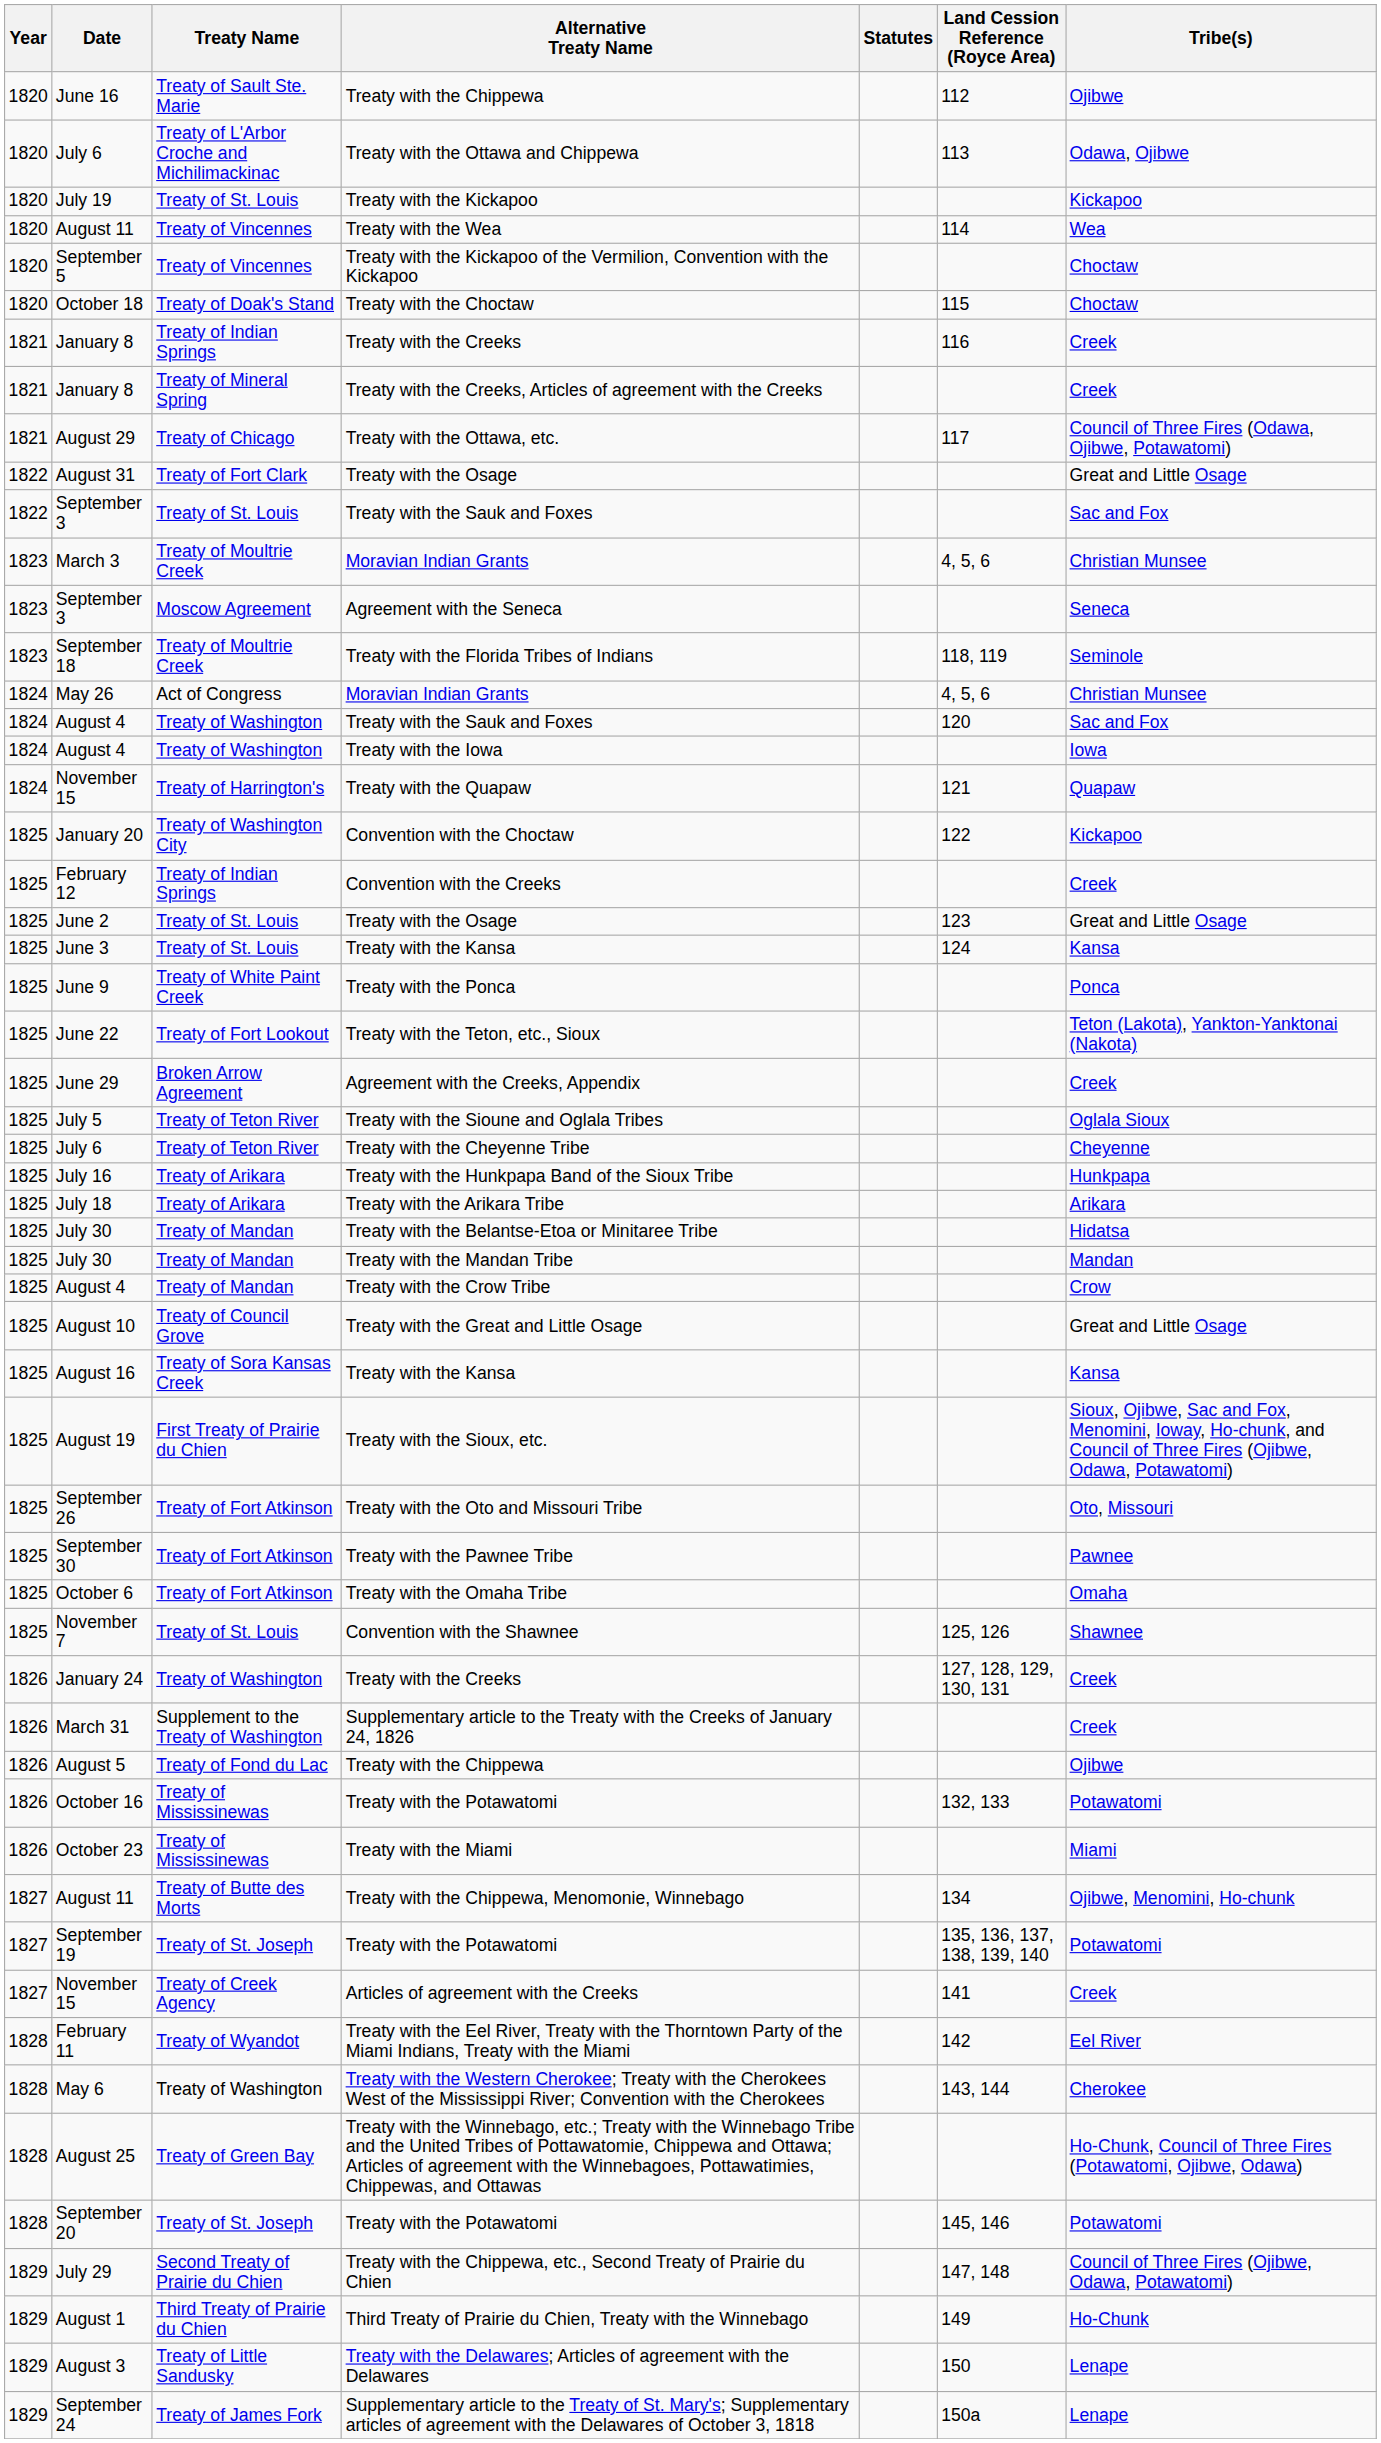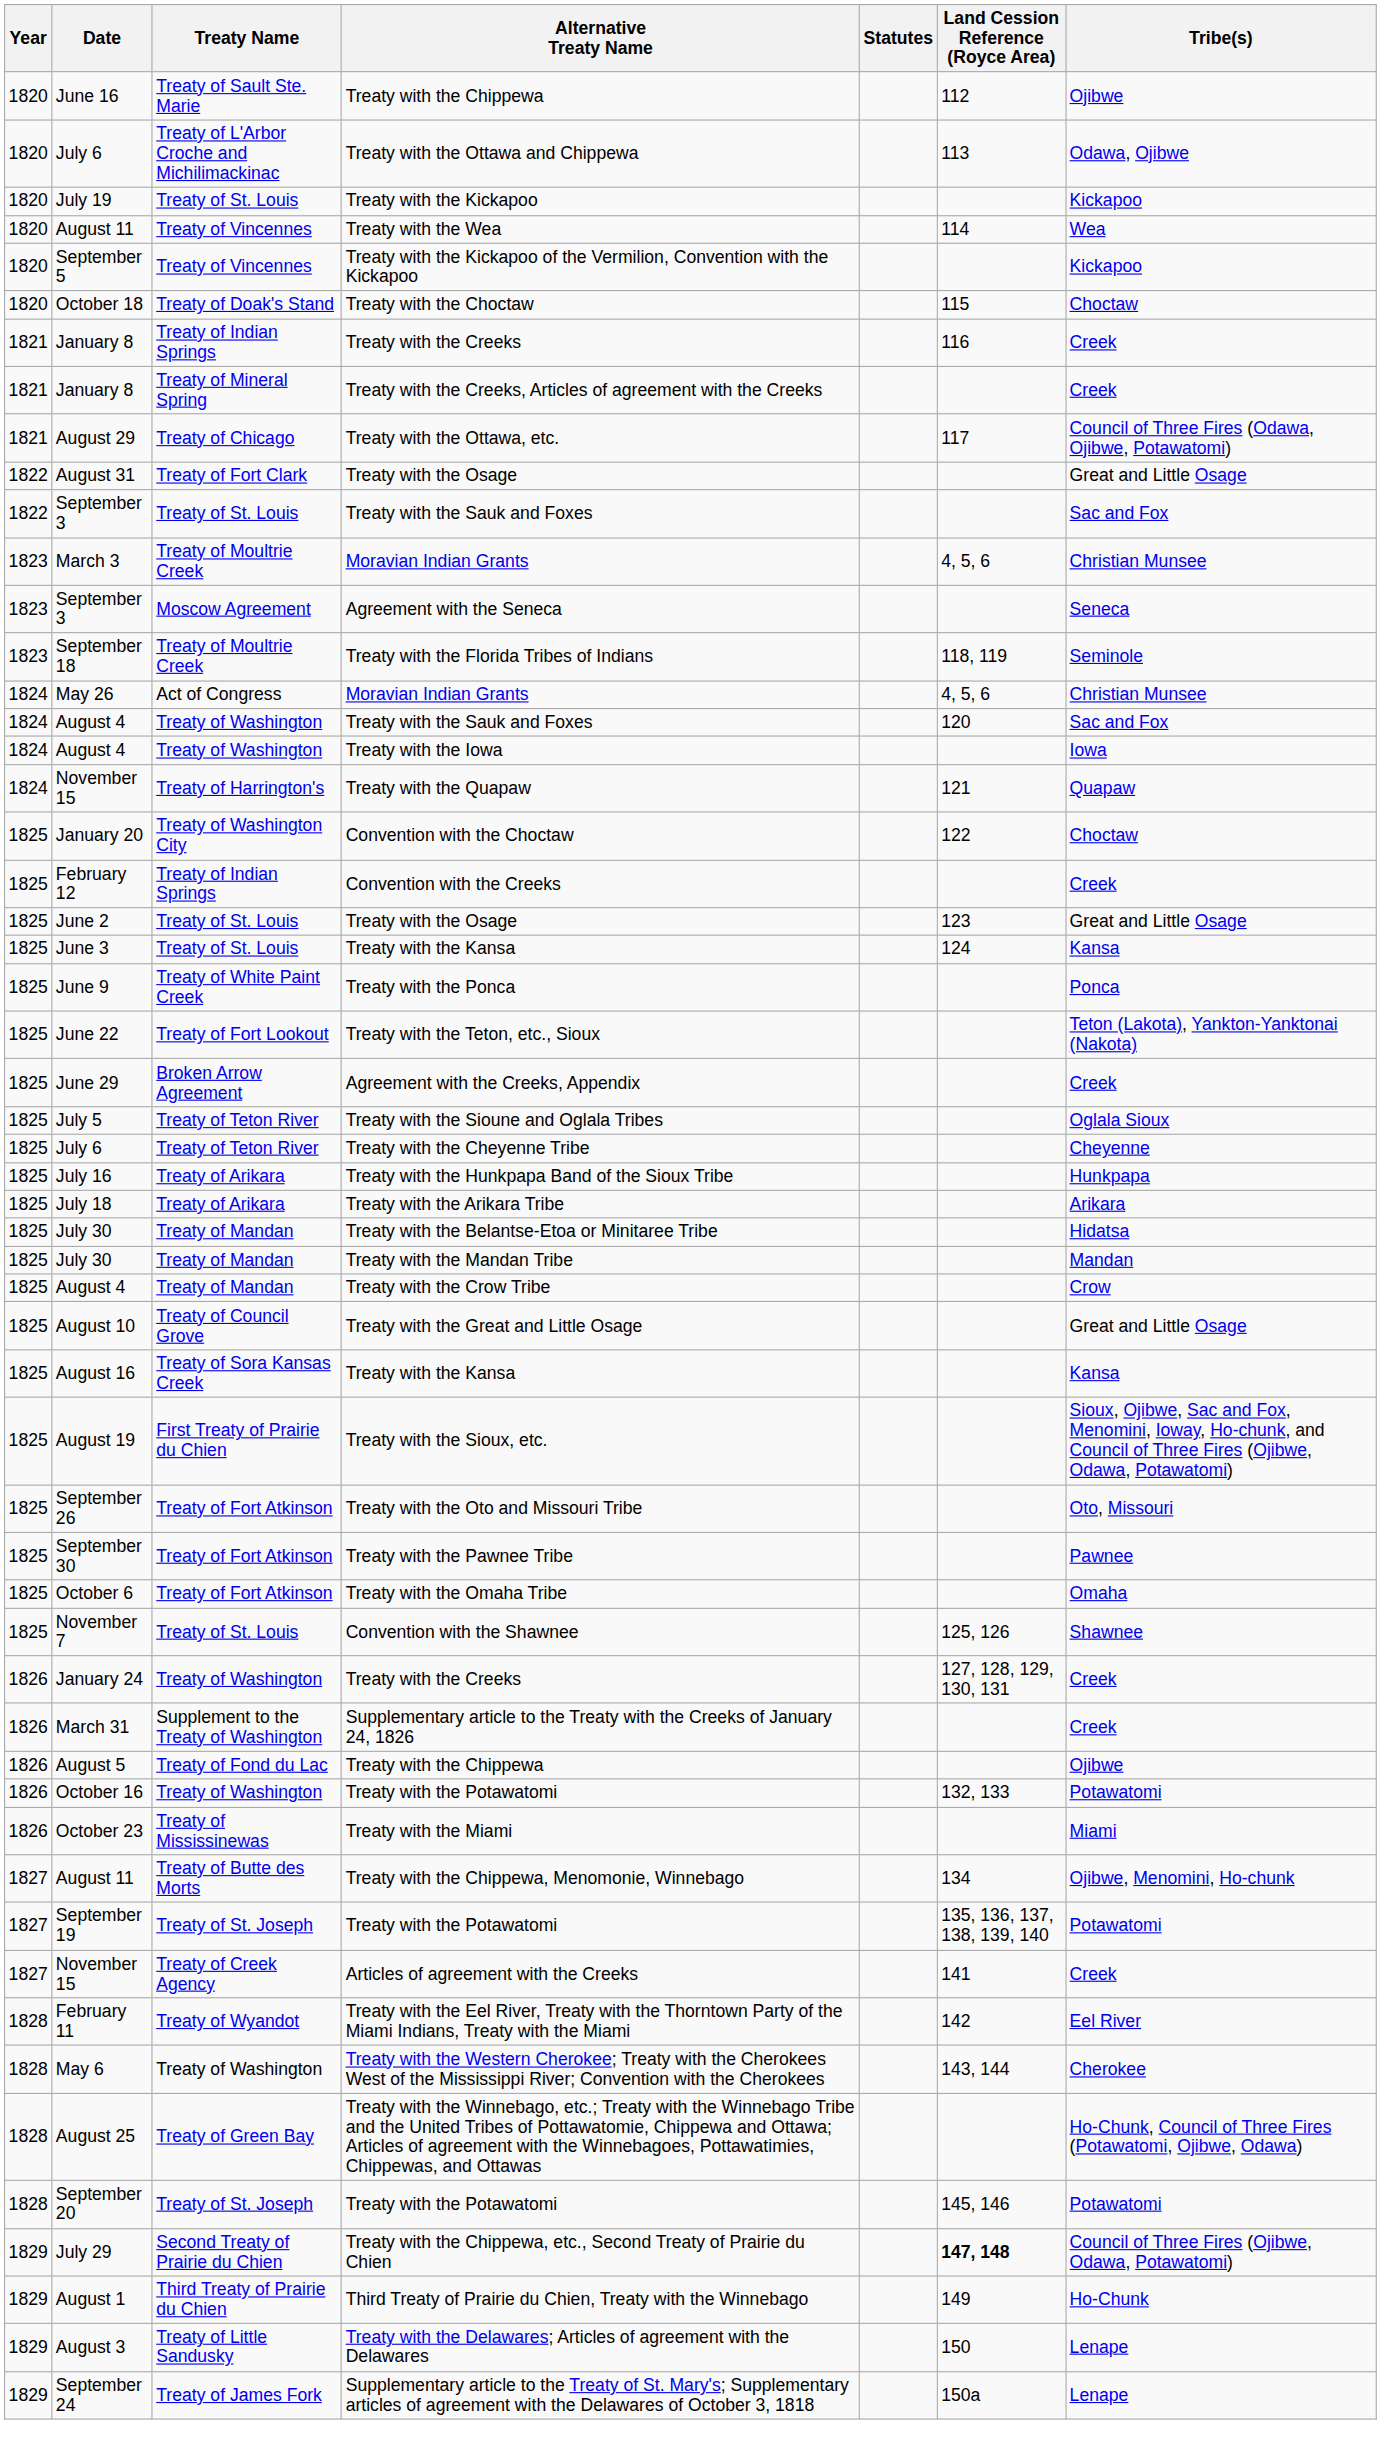(1104, 266) Choctaw -> (1106, 266) Kickapoo
(1106, 835) Kickapoo -> (1104, 835) Choctaw
(212, 1802) Treaty of Mississinewas -> (239, 1792) Treaty of Washington
(975, 2271) normal -> (975, 2252) bold
